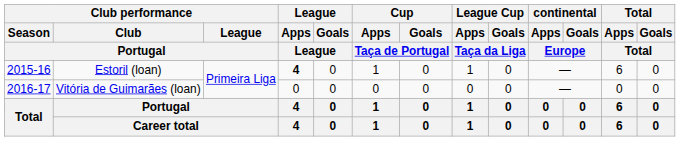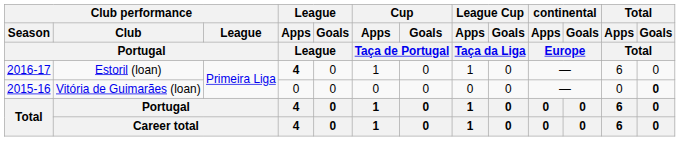(29, 70) 2015-16 -> (29, 70) 2016-17
(29, 88) 2016-17 -> (29, 88) 2015-16
(656, 88) normal -> (656, 88) bold
